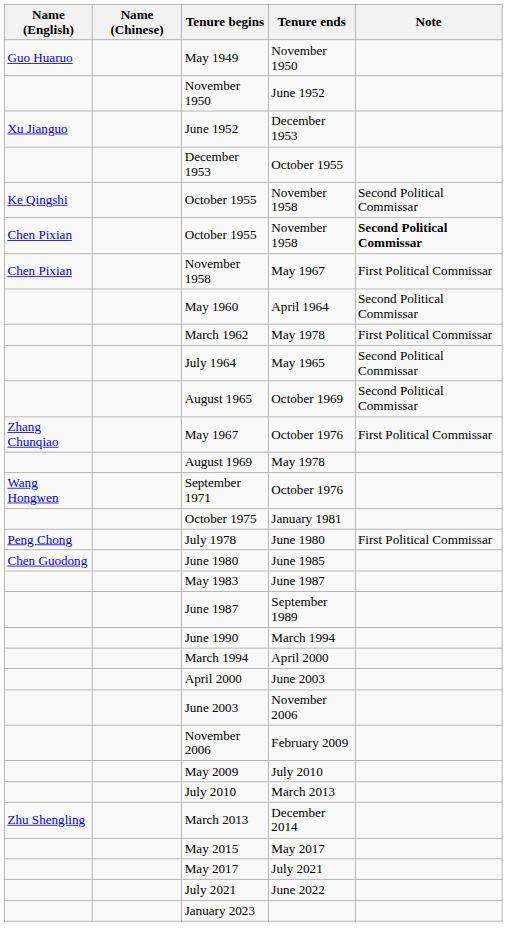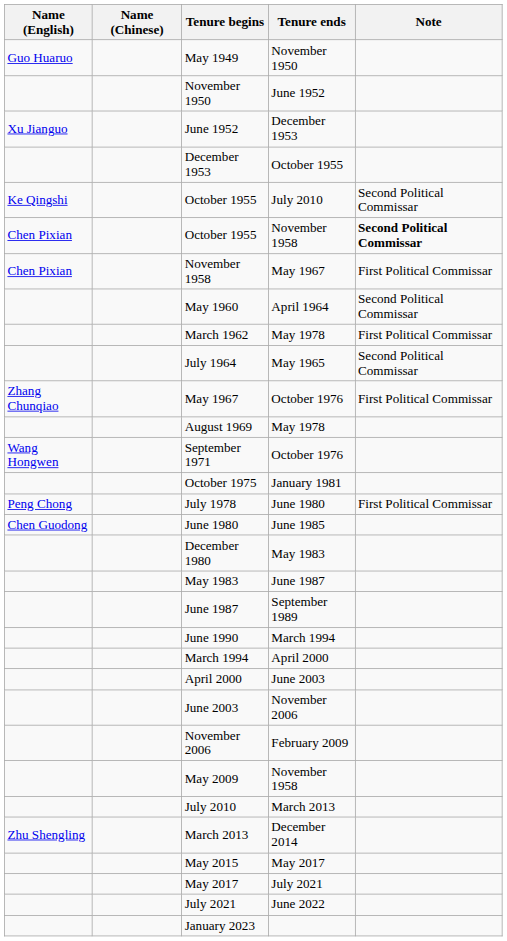(299, 200) November 1958 -> (297, 200) July 2010
- row: (48, 399)
+ row: (48, 553)
(297, 771) July 2010 -> (299, 778) November 1958
